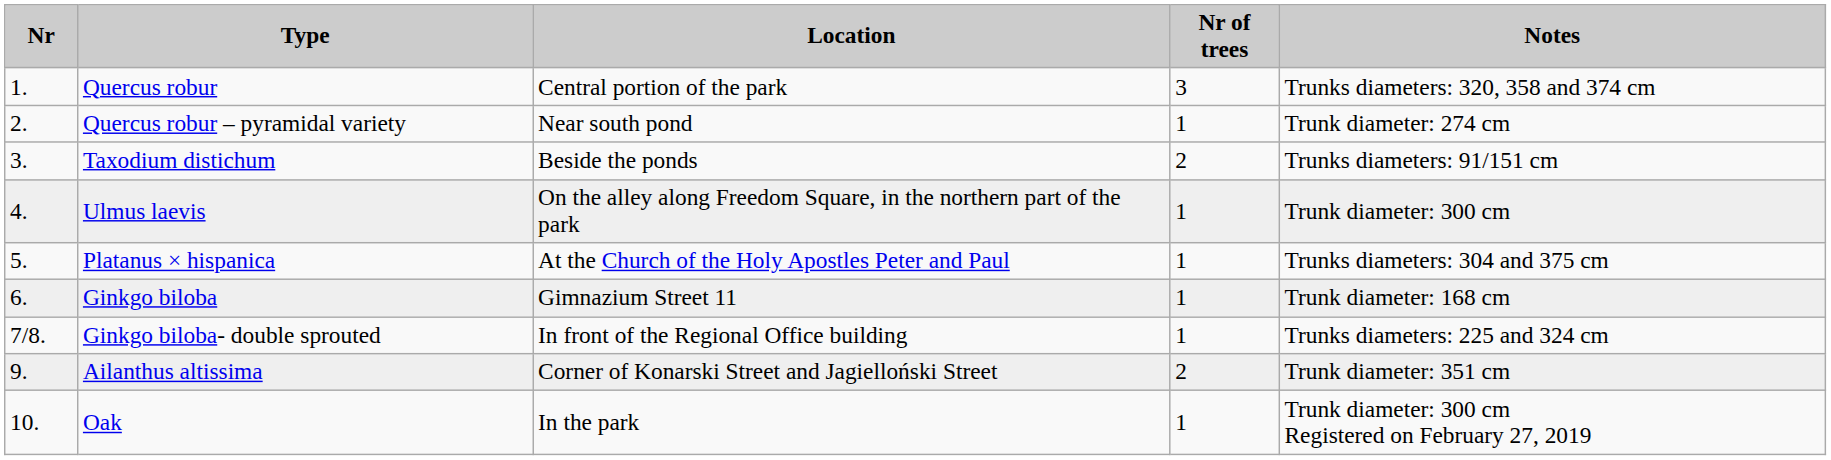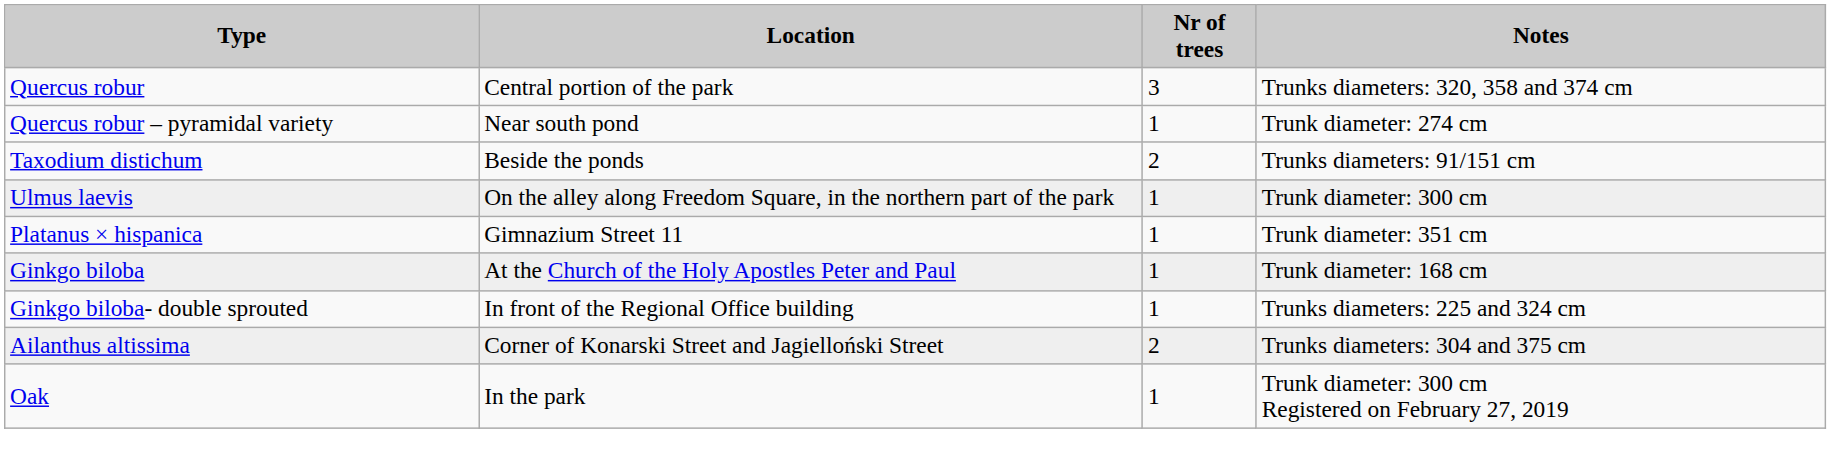- column: (41, 36)
(774, 260) At the Church of the Holy Apostles Peter and Paul -> (584, 234) Gimnazium Street 11
(1447, 260) Trunks diameters: 304 and 375 cm -> (1375, 234) Trunk diameter: 351 cm
(638, 297) Gimnazium Street 11 -> (720, 271) At the Church of the Holy Apostles Peter and Paul
(1397, 371) Trunk diameter: 351 cm -> (1424, 345) Trunks diameters: 304 and 375 cm
